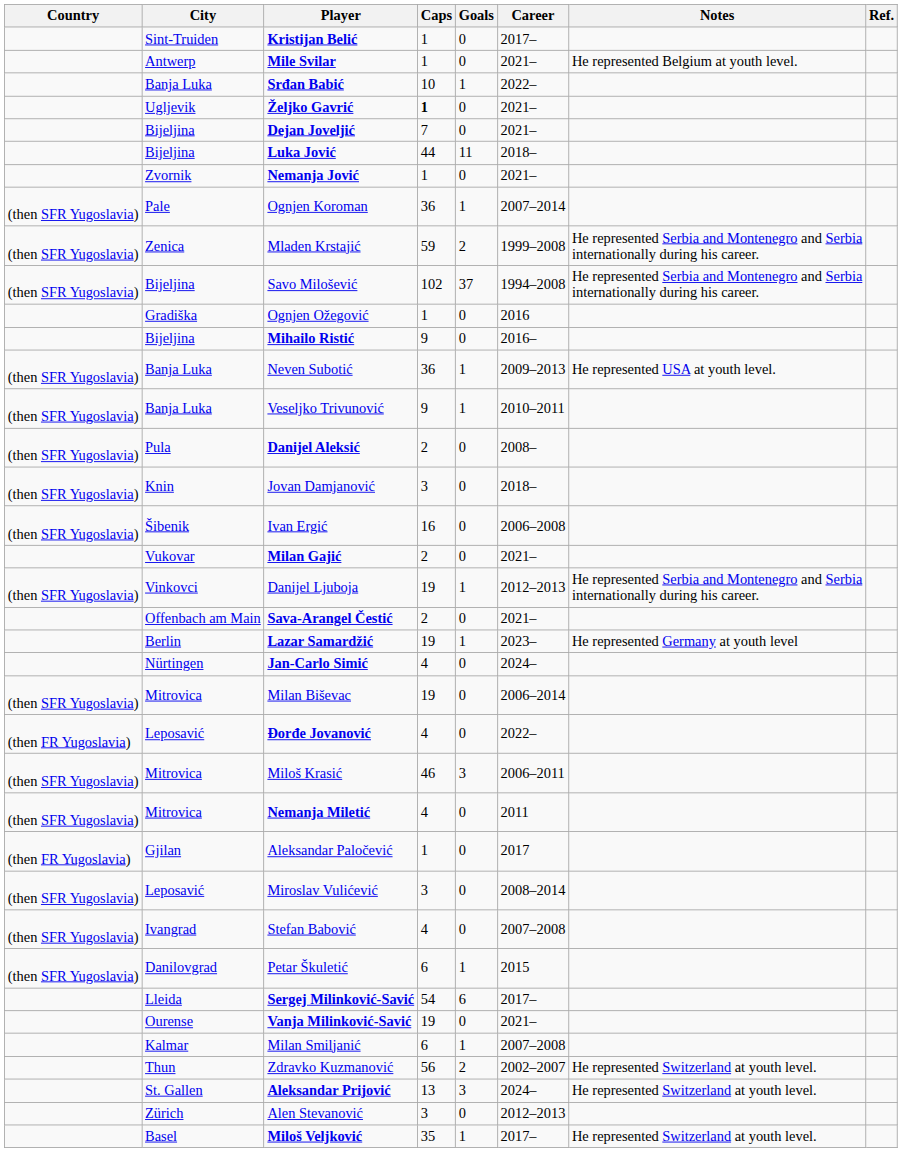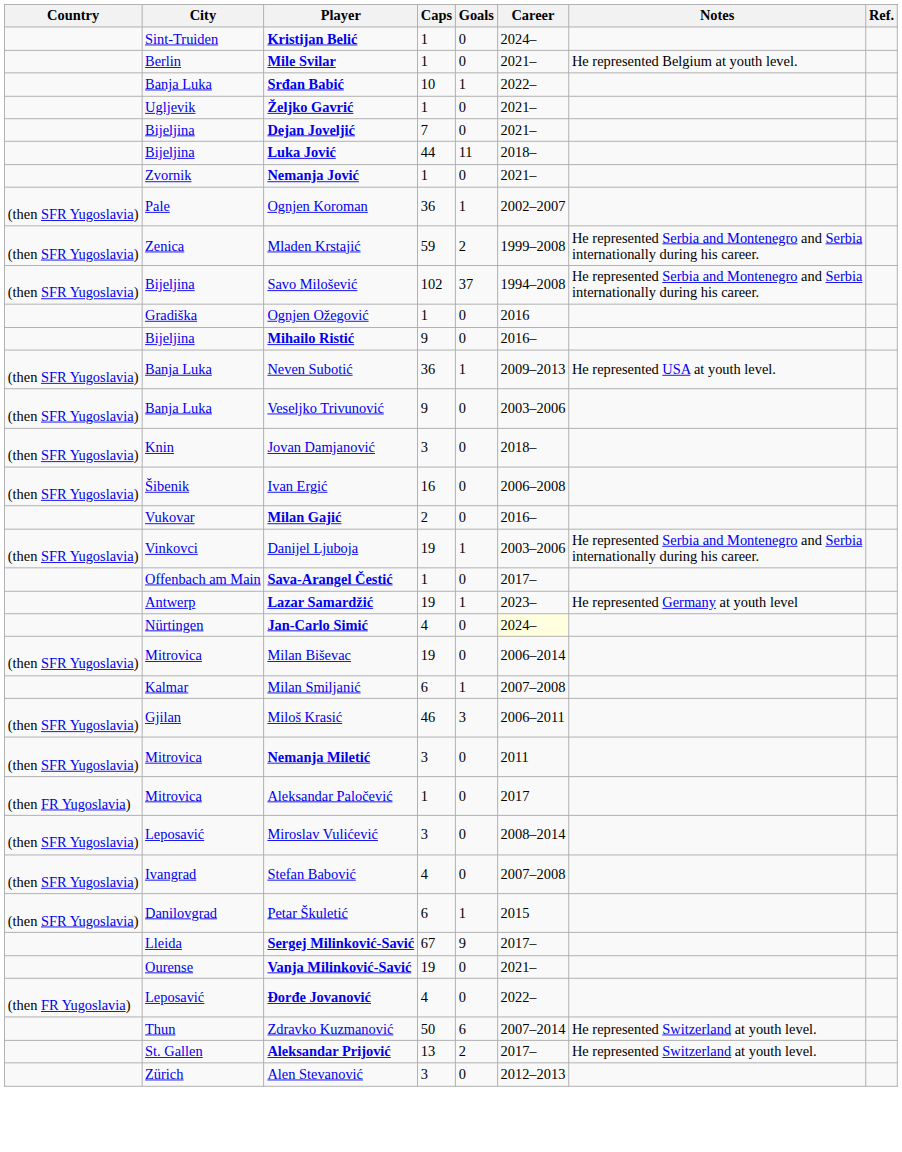(519, 38) 2017– -> (519, 38) 2024–
(170, 61) Antwerp -> (163, 61) Berlin
(424, 107) bold -> (424, 107) normal
(533, 206) 2007–2014 -> (533, 206) 2002–2007
(462, 408) 1 -> (462, 408) 0
(533, 408) 2010–2011 -> (533, 408) 2003–2006
- row: (314, 447)
(519, 556) 2021– -> (519, 517) 2016–
(533, 587) 2012–2013 -> (533, 548) 2003–2006
(424, 618) 2 -> (424, 579) 1
(519, 618) 2021– -> (519, 579) 2017–
(163, 641) Berlin -> (170, 602) Antwerp
(519, 664) no background -> (519, 625) lightyellow background
rows swapped: (319, 734) <-> (314, 1044)
(173, 773) Mitrovica -> (163, 717) Gjilan
(424, 812) 4 -> (424, 756) 3
(163, 851) Gjilan -> (173, 795) Mitrovica
(428, 999) 54 -> (428, 944) 67
(462, 999) 6 -> (462, 944) 9
(428, 1067) 56 -> (428, 1028) 50
(462, 1067) 2 -> (462, 1028) 6
(533, 1067) 2002–2007 -> (533, 1028) 2007–2014
(462, 1090) 3 -> (462, 1051) 2
(519, 1090) 2024– -> (519, 1051) 2017–
- row: (315, 1136)
